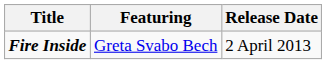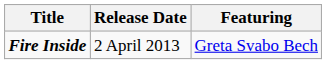columns swapped: (156, 17) <-> (272, 17)
